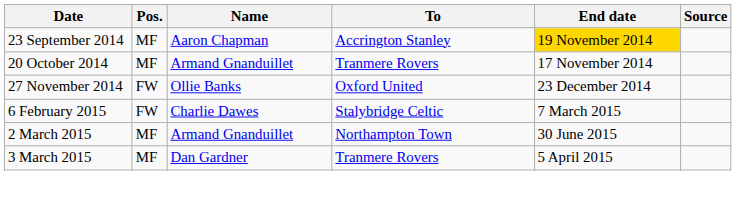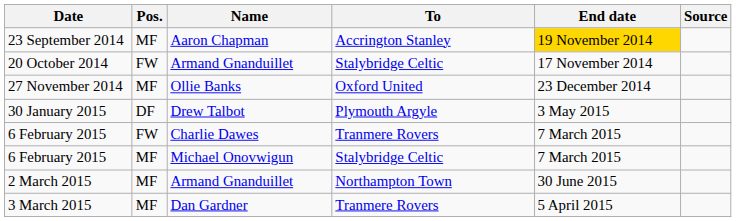(146, 63) MF -> (147, 63) FW
(387, 63) Tranmere Rovers -> (389, 63) Stalybridge Celtic
(147, 87) FW -> (146, 87) MF
+ row: (57, 110)
(389, 110) Stalybridge Celtic -> (387, 134) Tranmere Rovers
+ row: (57, 157)
